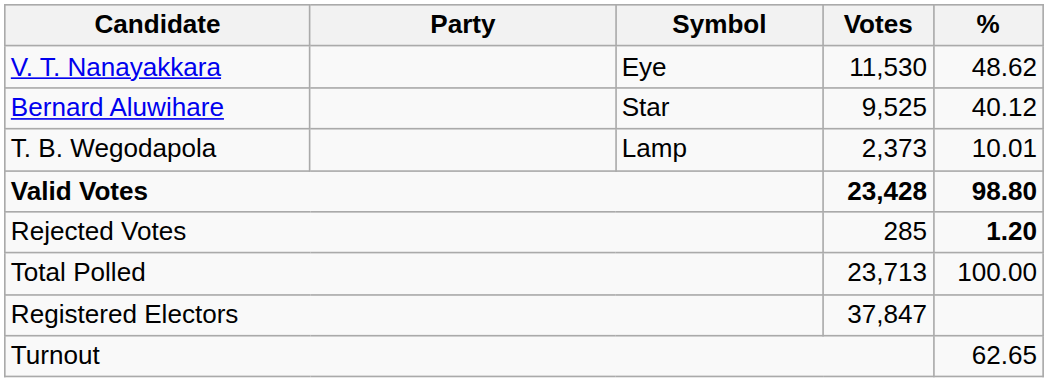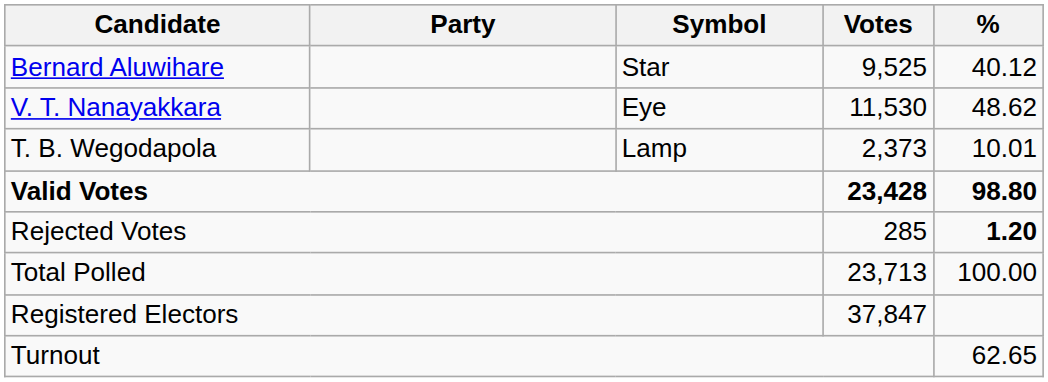rows swapped: (116, 66) <-> (117, 107)
